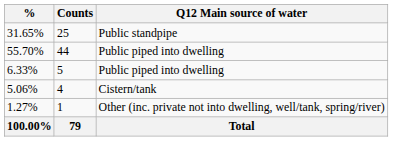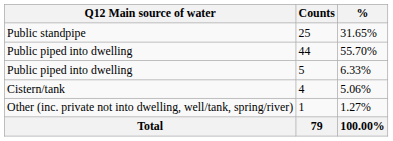columns swapped: (242, 13) <-> (29, 13)
